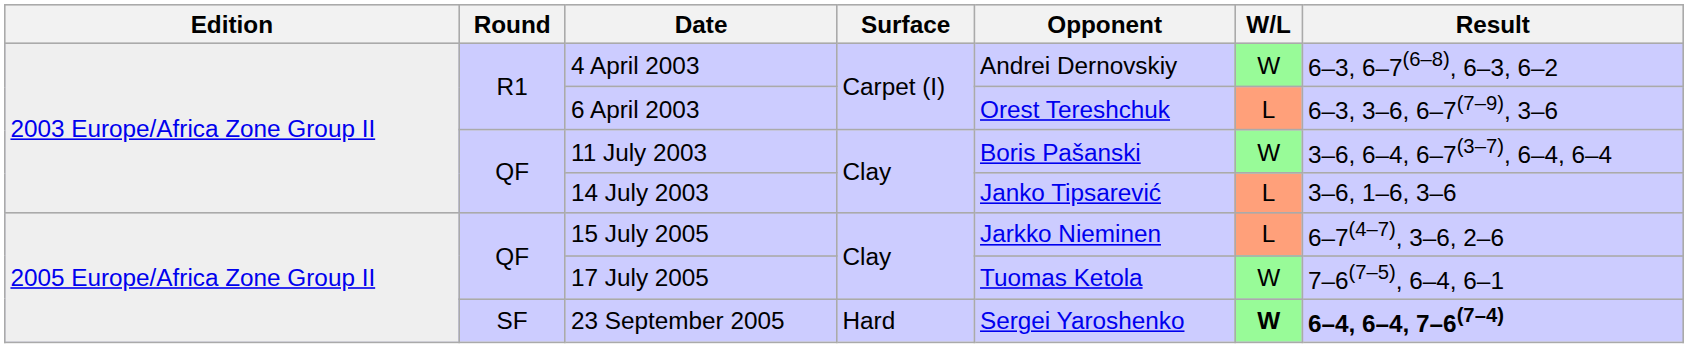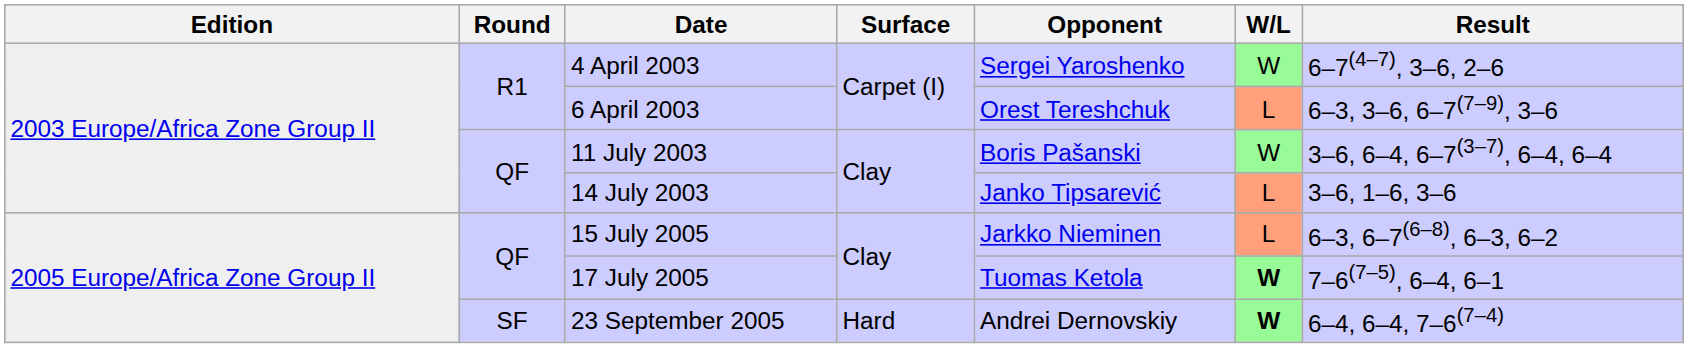(1079, 65) Andrei Dernovskiy -> (1082, 65) Sergei Yaroshenko
(1433, 65) 6–3, 6–7(6–8), 6–3, 6–2 -> (1406, 65) 6–7(4–7), 3–6, 2–6
(1406, 234) 6–7(4–7), 3–6, 2–6 -> (1433, 234) 6–3, 6–7(6–8), 6–3, 6–2
(1269, 277) normal -> (1269, 277) bold
(1082, 321) Sergei Yaroshenko -> (1079, 321) Andrei Dernovskiy
(1406, 321) bold -> (1406, 321) normal
